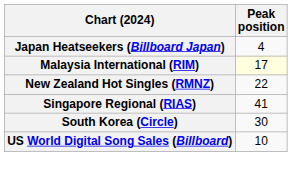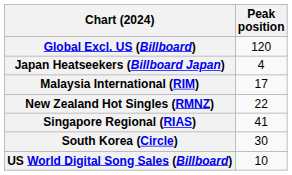+ row: (120, 46)
(261, 65) lightyellow background -> (261, 84) no background
